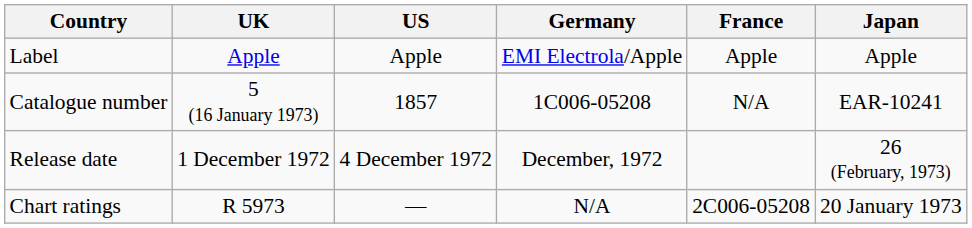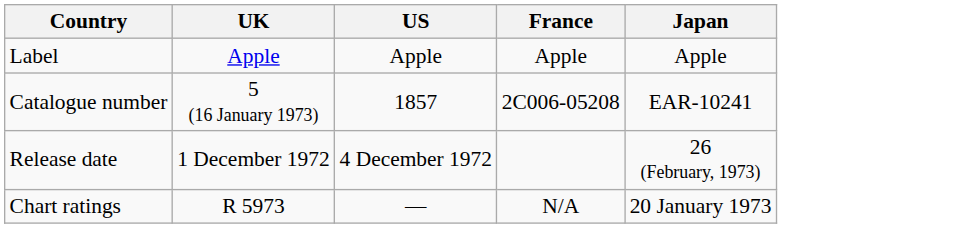- column: (592, 21)
(751, 101) N/A -> (561, 101) 2C006-05208
(751, 205) 2C006-05208 -> (561, 205) N/A
